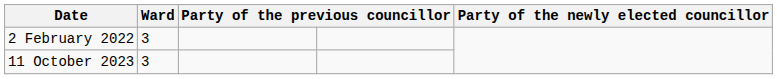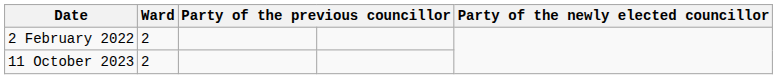(145, 39) 3 -> (145, 39) 2
(145, 62) 3 -> (145, 62) 2
